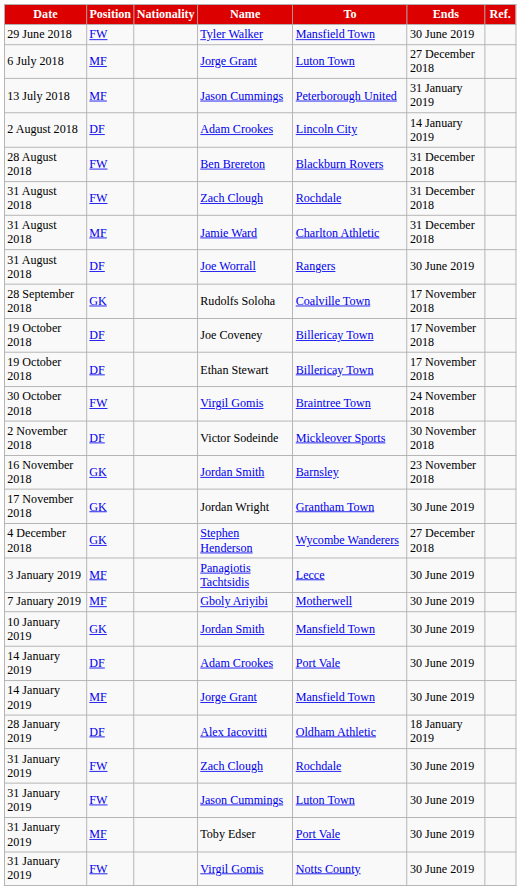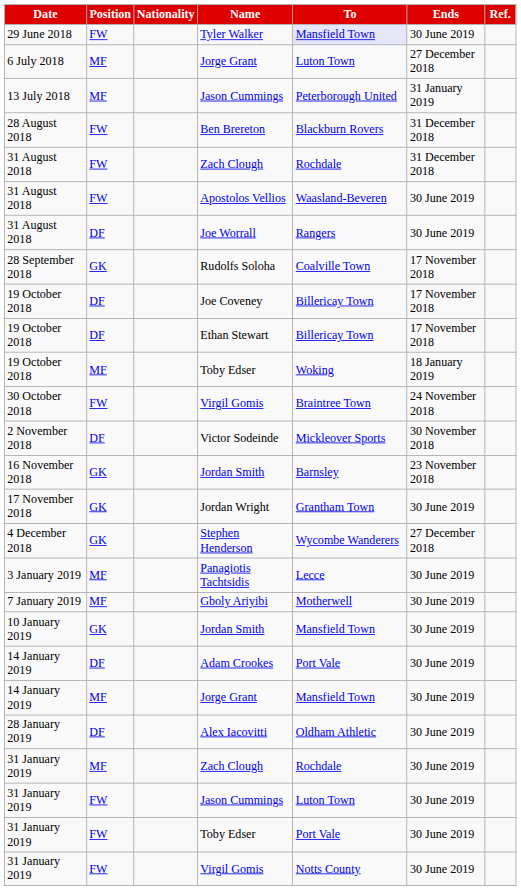(335, 34) no background -> (335, 34) lavender background
- row: (43, 130)
+ row: (32, 198)
- row: (32, 233)
+ row: (34, 369)
(436, 732) 18 January 2019 -> (442, 732) 30 June 2019
(98, 766) FW -> (98, 766) MF
(98, 834) MF -> (98, 834) FW
